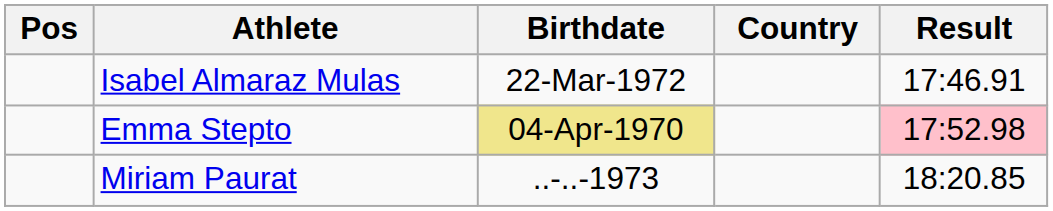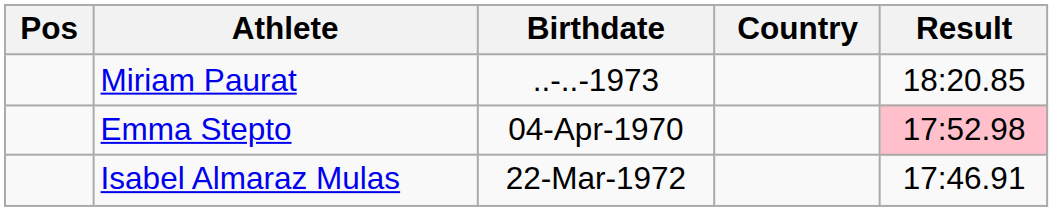rows swapped: (250, 79) <-> (199, 179)
(596, 129) khaki background -> (596, 129) no background
